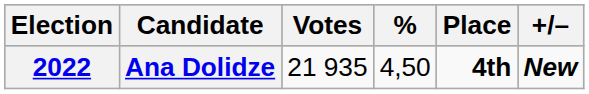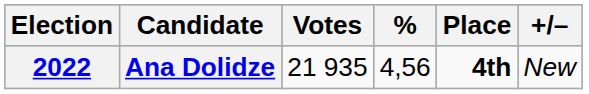(405, 66) 4,50 -> (405, 66) 4,56
(550, 66) bold -> (550, 66) normal
